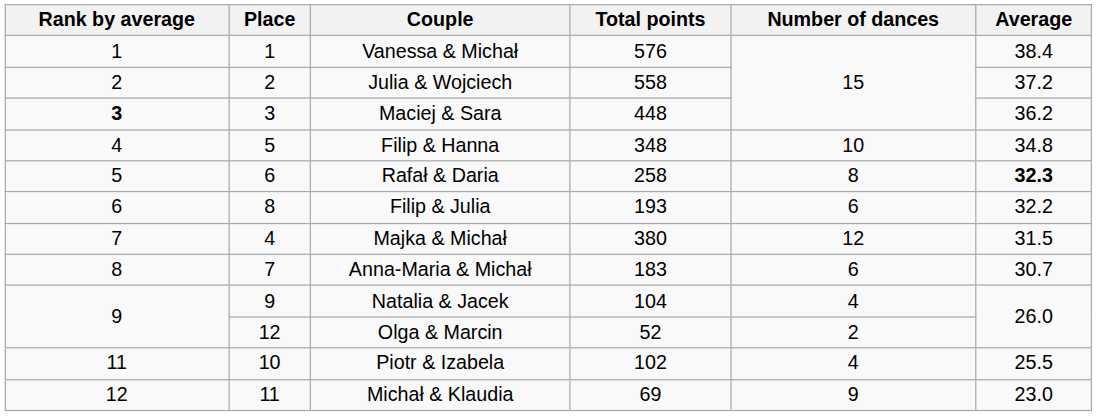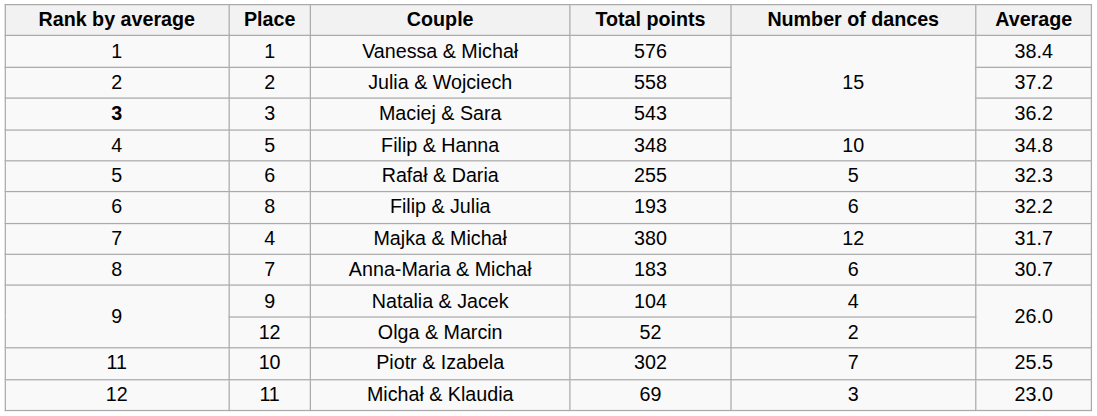(650, 113) 448 -> (650, 113) 543
(650, 176) 258 -> (650, 176) 255
(853, 176) 8 -> (853, 176) 5
(1034, 176) bold -> (1034, 176) normal
(1034, 238) 31.5 -> (1034, 238) 31.7
(650, 363) 102 -> (650, 363) 302
(853, 363) 4 -> (853, 363) 7
(853, 394) 9 -> (853, 394) 3
